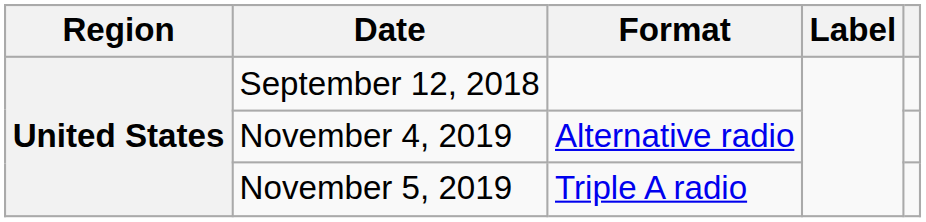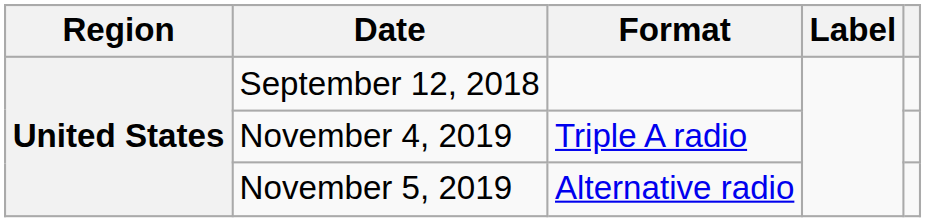(675, 135) Alternative radio -> (651, 135) Triple A radio
(651, 188) Triple A radio -> (675, 188) Alternative radio
